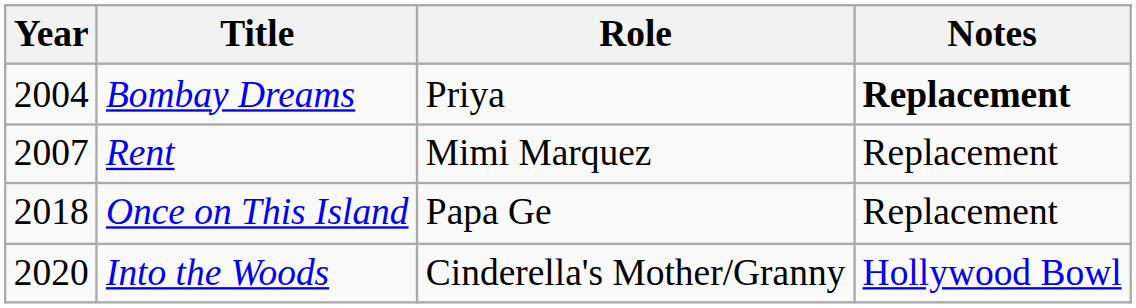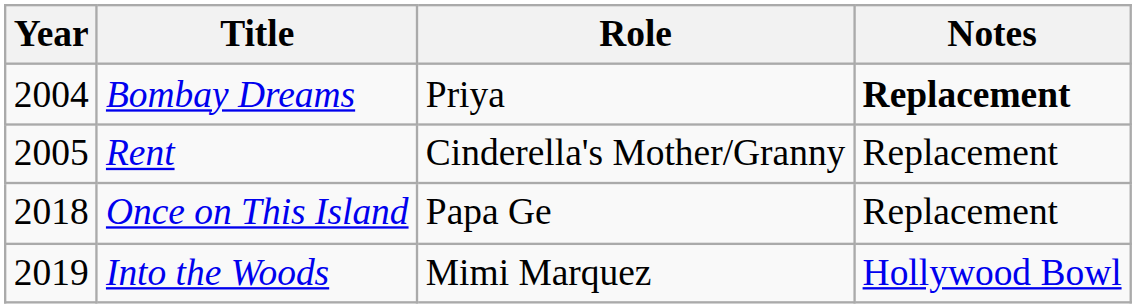(51, 152) 2007 -> (51, 152) 2005
(539, 152) Mimi Marquez -> (636, 152) Cinderella's Mother/Granny
(51, 271) 2020 -> (51, 271) 2019
(636, 271) Cinderella's Mother/Granny -> (539, 271) Mimi Marquez
